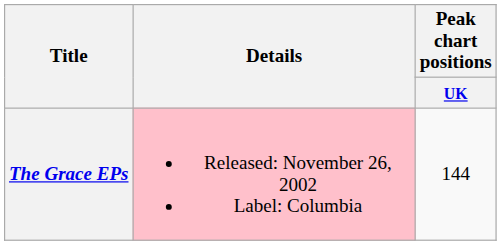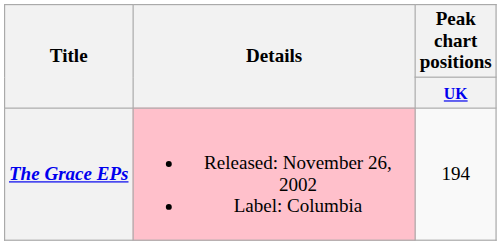(456, 174) 144 -> (456, 174) 194
